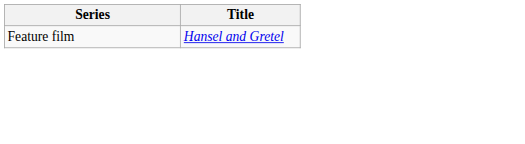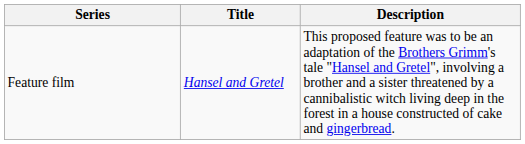+ column: (410, 15)
